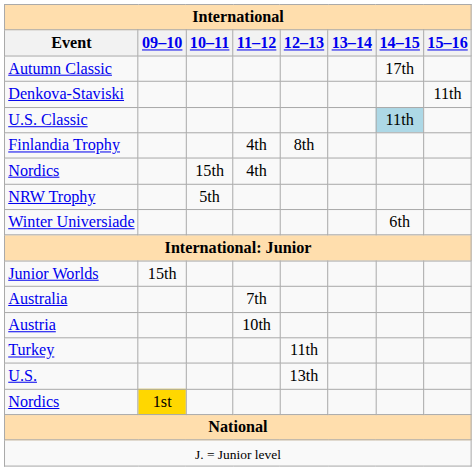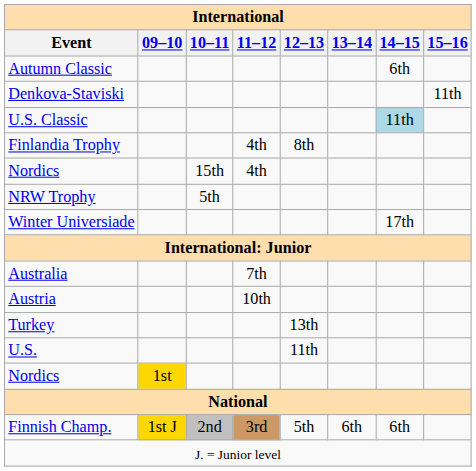(400, 68) 17th -> (400, 68) 6th
(400, 222) 6th -> (400, 222) 17th
- row: (53, 273)
(304, 350) 11th -> (304, 324) 13th
(304, 376) 13th -> (304, 350) 11th
+ row: (60, 427)
